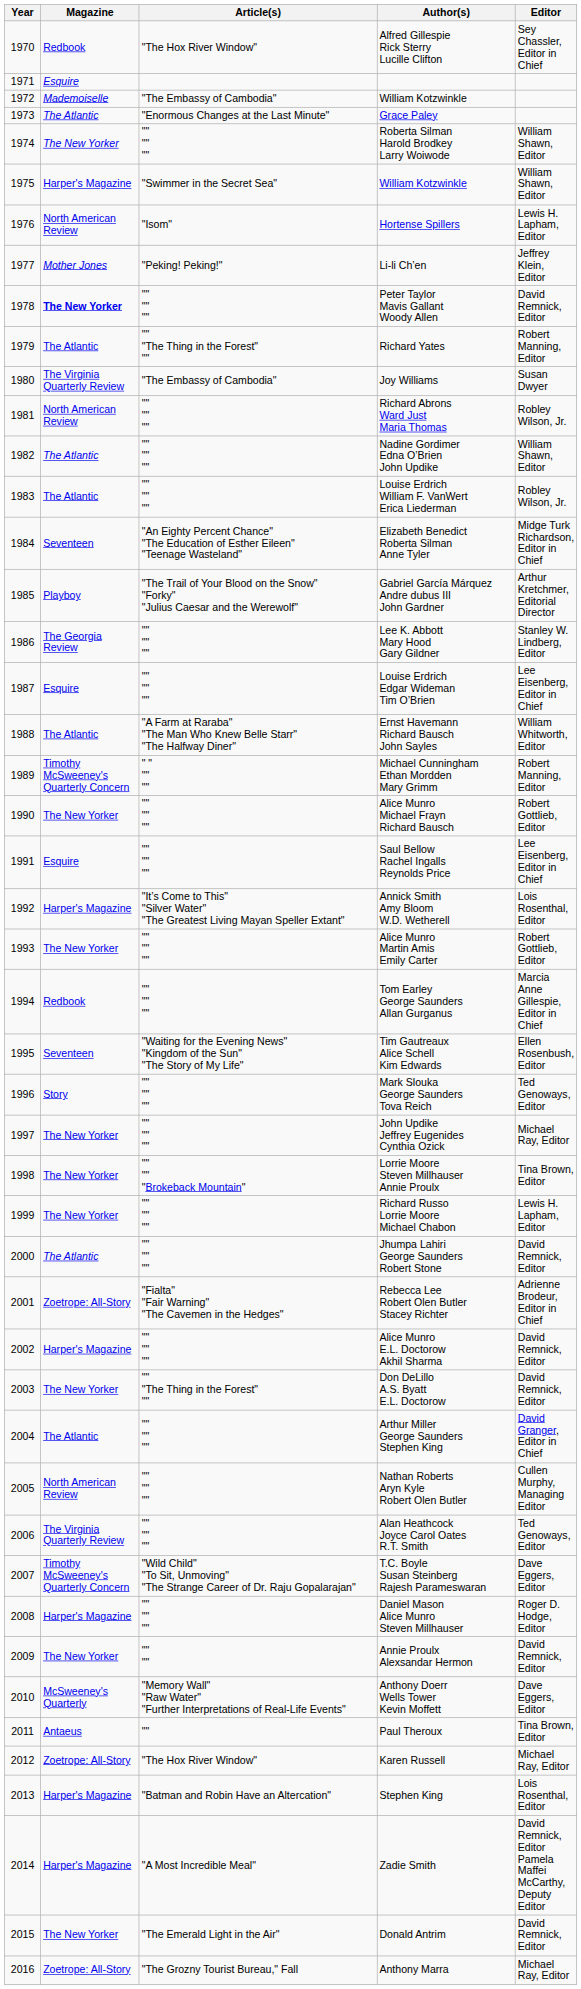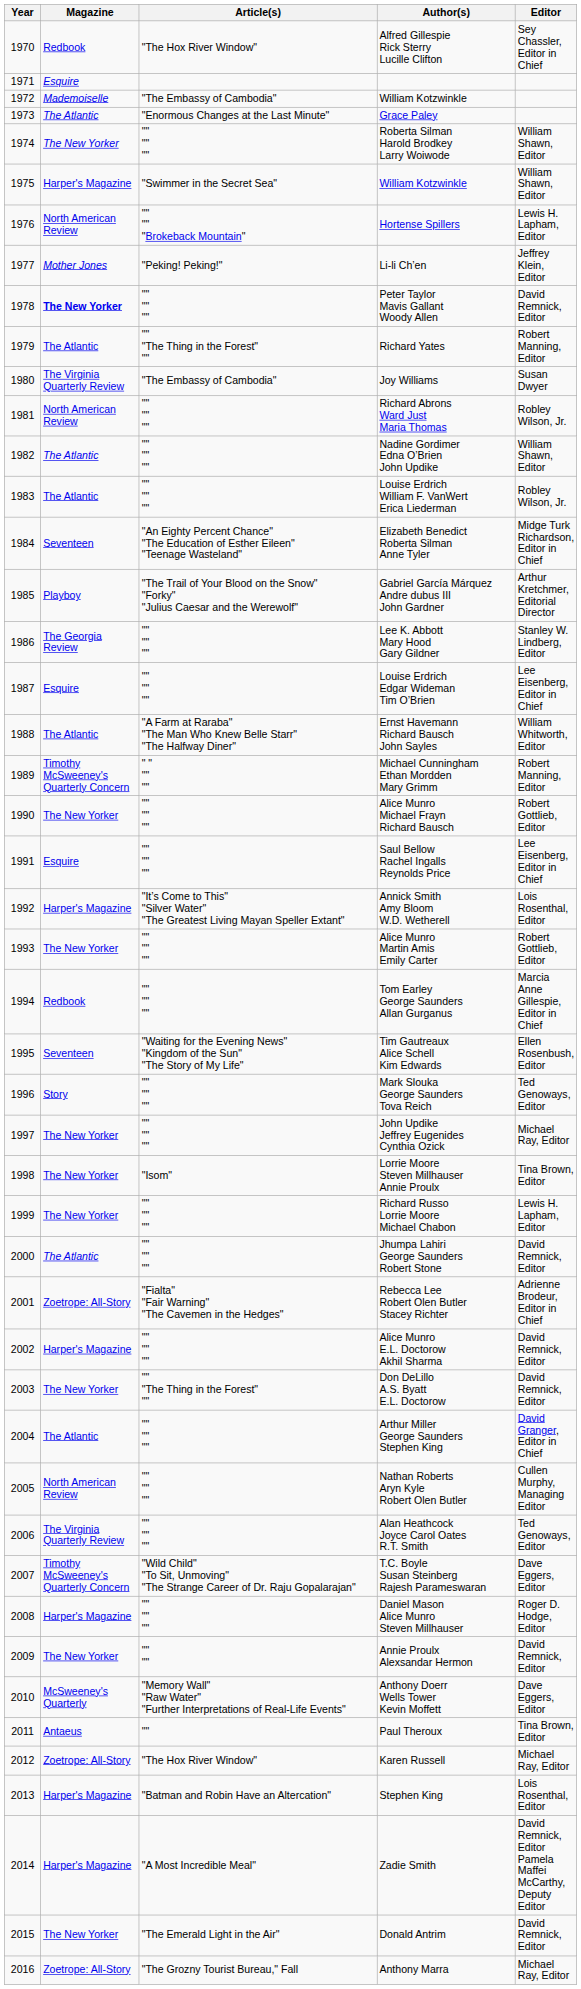(157, 225) "Isom" -> (194, 225) "" "" "Brokeback Mountain"
(194, 1175) "" "" "Brokeback Mountain" -> (157, 1175) "Isom"
